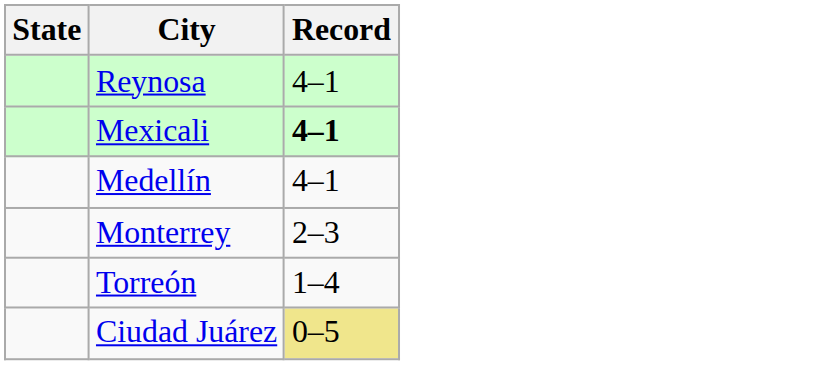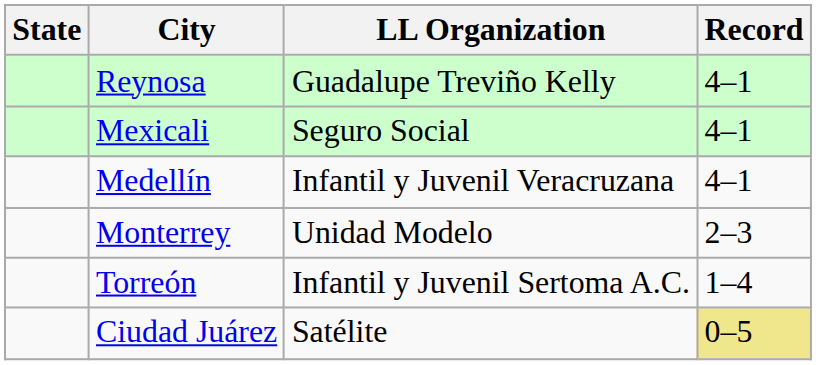+ column: (491, 29)
(316, 130) bold -> (728, 130) normal
